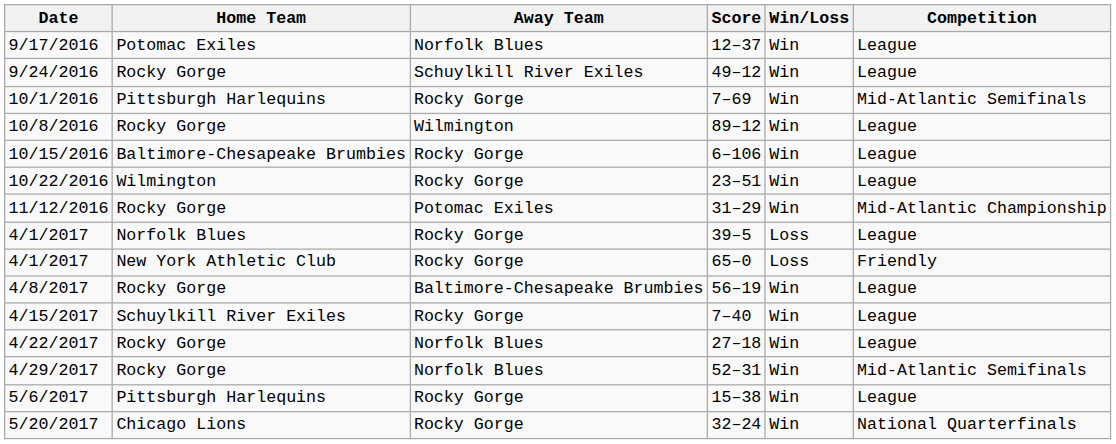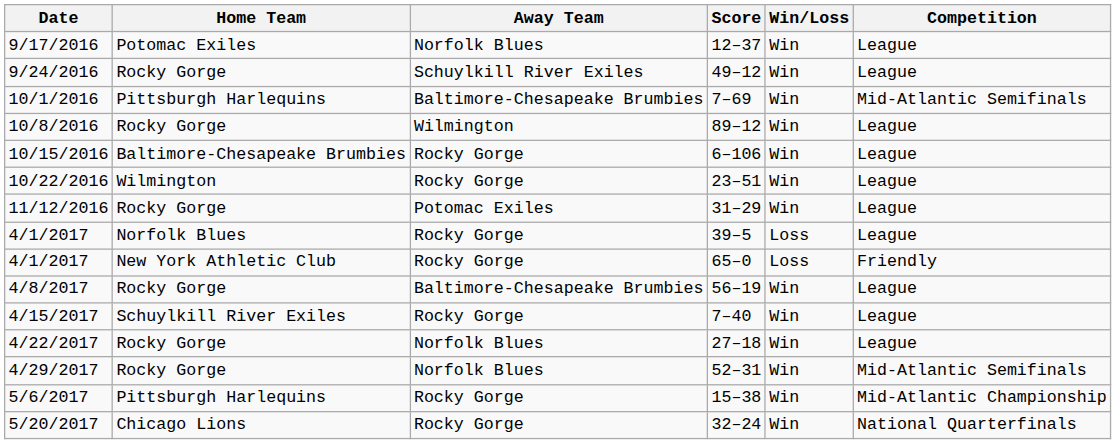(469, 100) Rocky Gorge -> (559, 100) Baltimore-Chesapeake Brumbies
(982, 208) Mid-Atlantic Championship -> (887, 208) League
(887, 398) League -> (982, 398) Mid-Atlantic Championship
